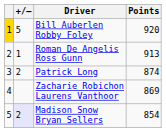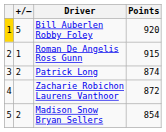(152, 54) 913 -> (152, 54) 915
(152, 92) 869 -> (152, 92) 872
(18, 116) lavender background -> (18, 116) no background
